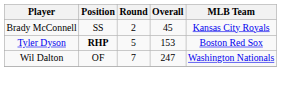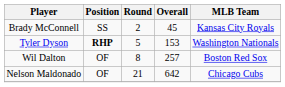(231, 43) Boston Red Sox -> (235, 43) Washington Nationals
(133, 58) 7 -> (138, 58) 8
(168, 58) 247 -> (172, 58) 257
(231, 58) Washington Nationals -> (235, 58) Boston Red Sox
+ row: (44, 74)
